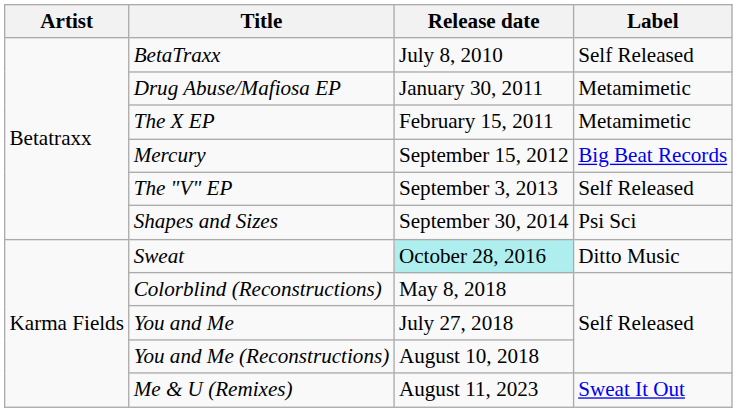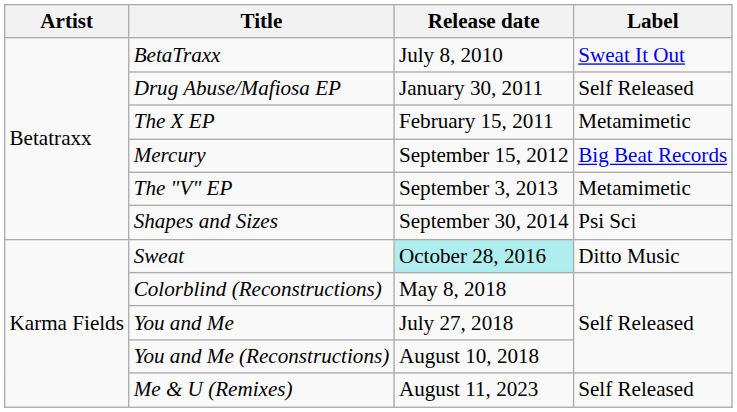(636, 54) Self Released -> (632, 54) Sweat It Out
(635, 88) Metamimetic -> (636, 88) Self Released
(636, 188) Self Released -> (635, 188) Metamimetic
(632, 389) Sweat It Out -> (636, 389) Self Released
